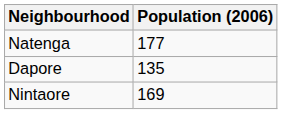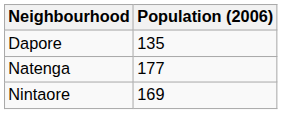rows swapped: (35, 69) <-> (39, 43)
